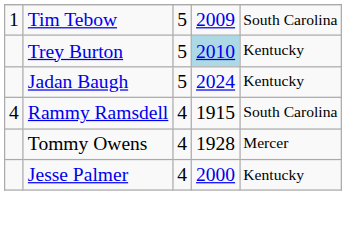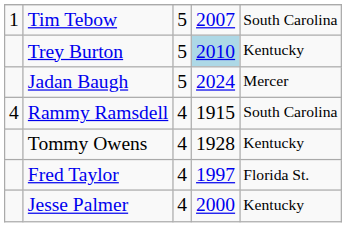(216, 19) 2009 -> (216, 19) 2007
(274, 81) Kentucky -> (266, 81) Mercer
(266, 143) Mercer -> (274, 143) Kentucky
+ row: (73, 174)
